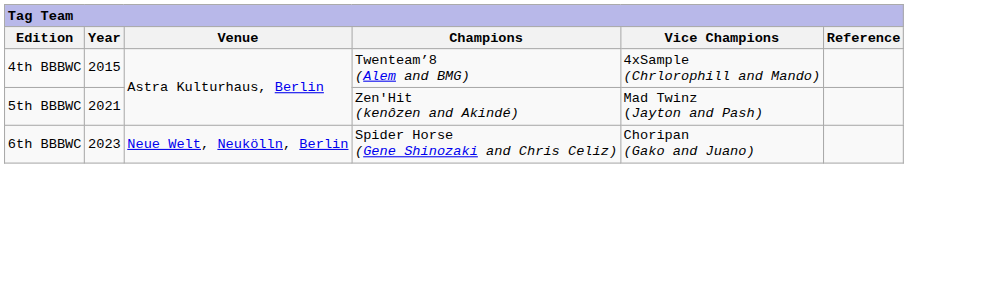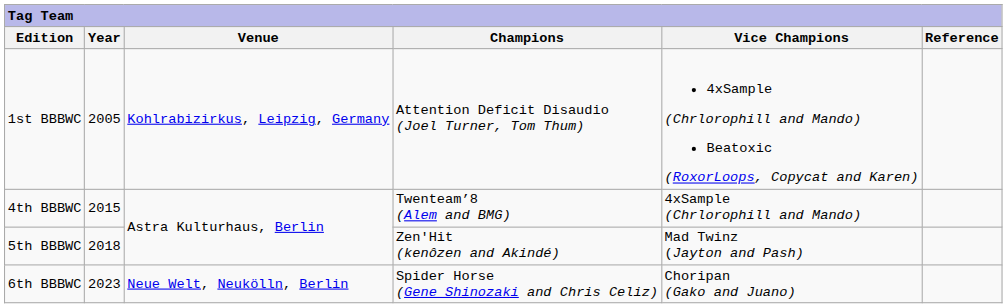+ row: (45, 119)
(104, 106) 2021 -> (104, 246) 2018
